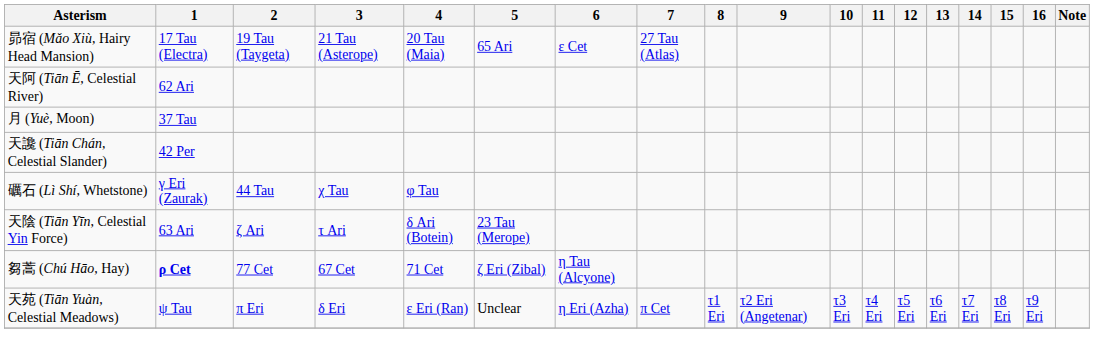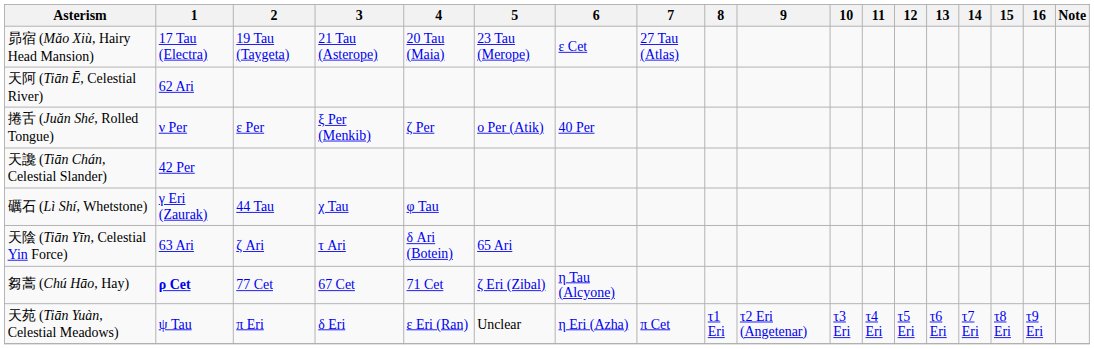(495, 46) 65 Ari -> (503, 46) 23 Tau (Merope)
- row: (51, 119)
+ row: (73, 127)
(503, 230) 23 Tau (Merope) -> (495, 245) 65 Ari
